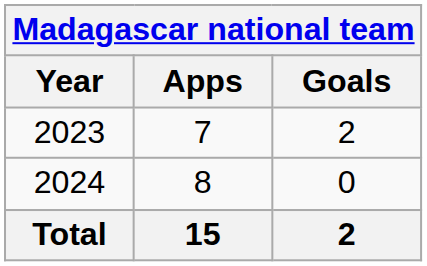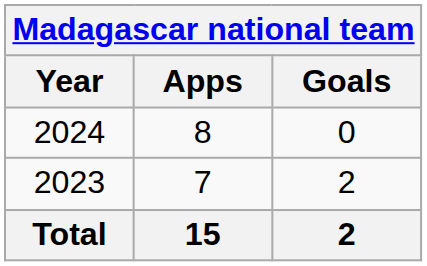rows swapped: (69, 132) <-> (69, 183)
